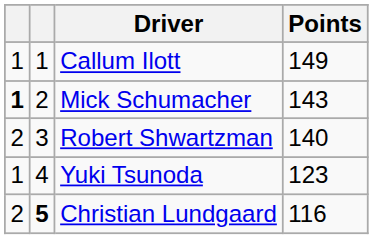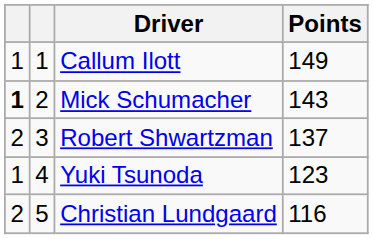(308, 137) 140 -> (308, 137) 137
(42, 213) bold -> (42, 213) normal
